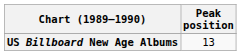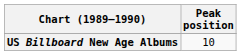(208, 42) 13 -> (208, 42) 10
